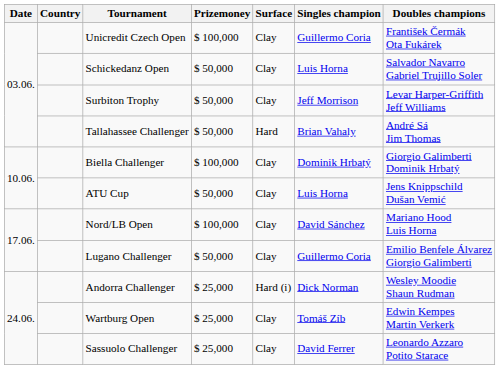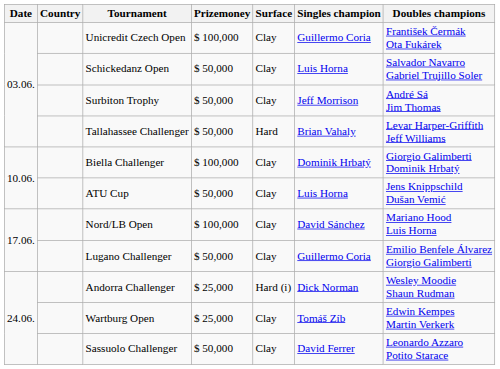(435, 99) Levar Harper-Griffith Jeff Williams -> (413, 99) André Sá Jim Thomas
(413, 130) André Sá Jim Thomas -> (435, 130) Levar Harper-Griffith Jeff Williams
(213, 348) $ 25,000 -> (213, 348) $ 50,000
